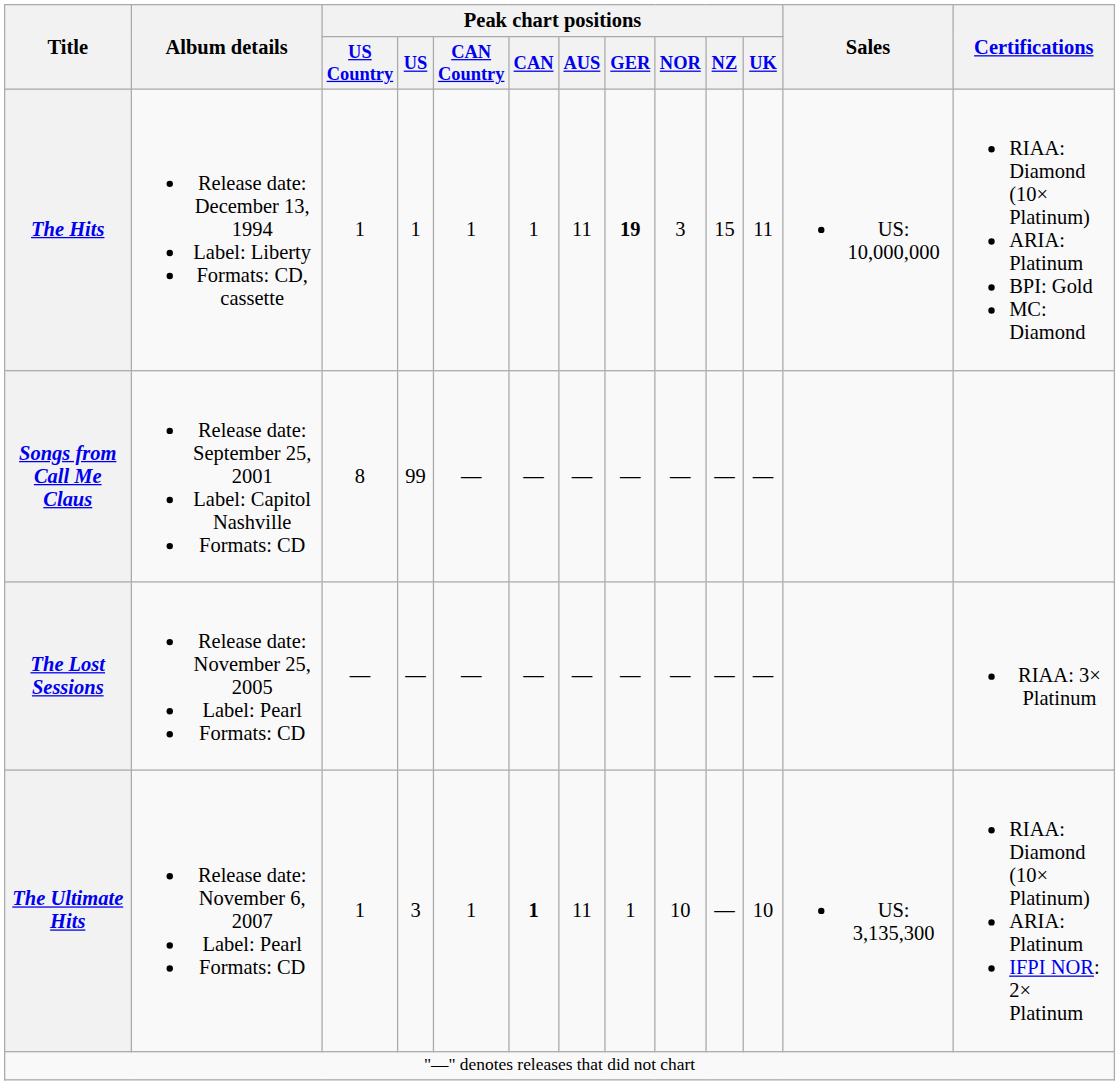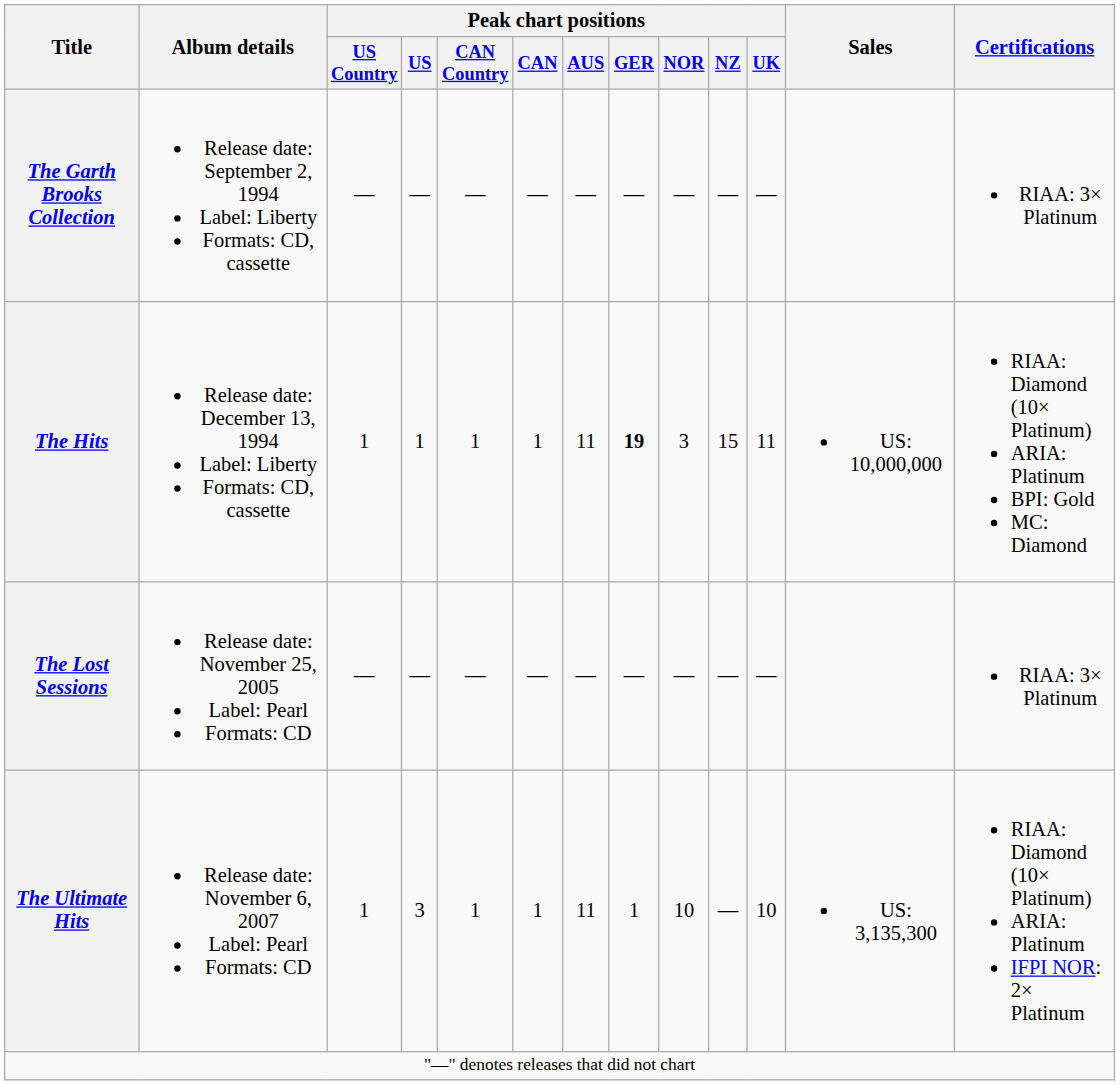+ row: (72, 194)
- row: (68, 475)
(534, 910) bold -> (538, 910) normal
